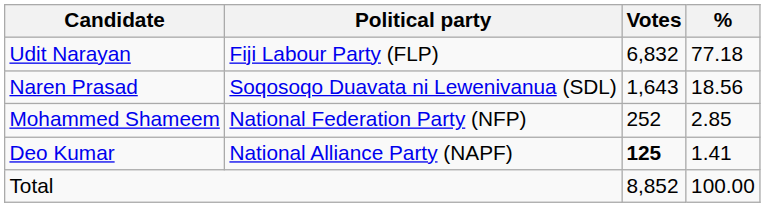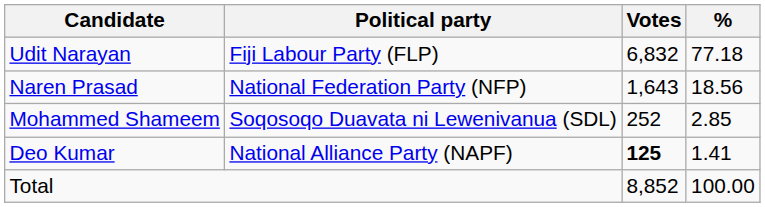(423, 86) Soqosoqo Duavata ni Lewenivanua (SDL) -> (378, 86) National Federation Party (NFP)
(378, 119) National Federation Party (NFP) -> (423, 119) Soqosoqo Duavata ni Lewenivanua (SDL)
